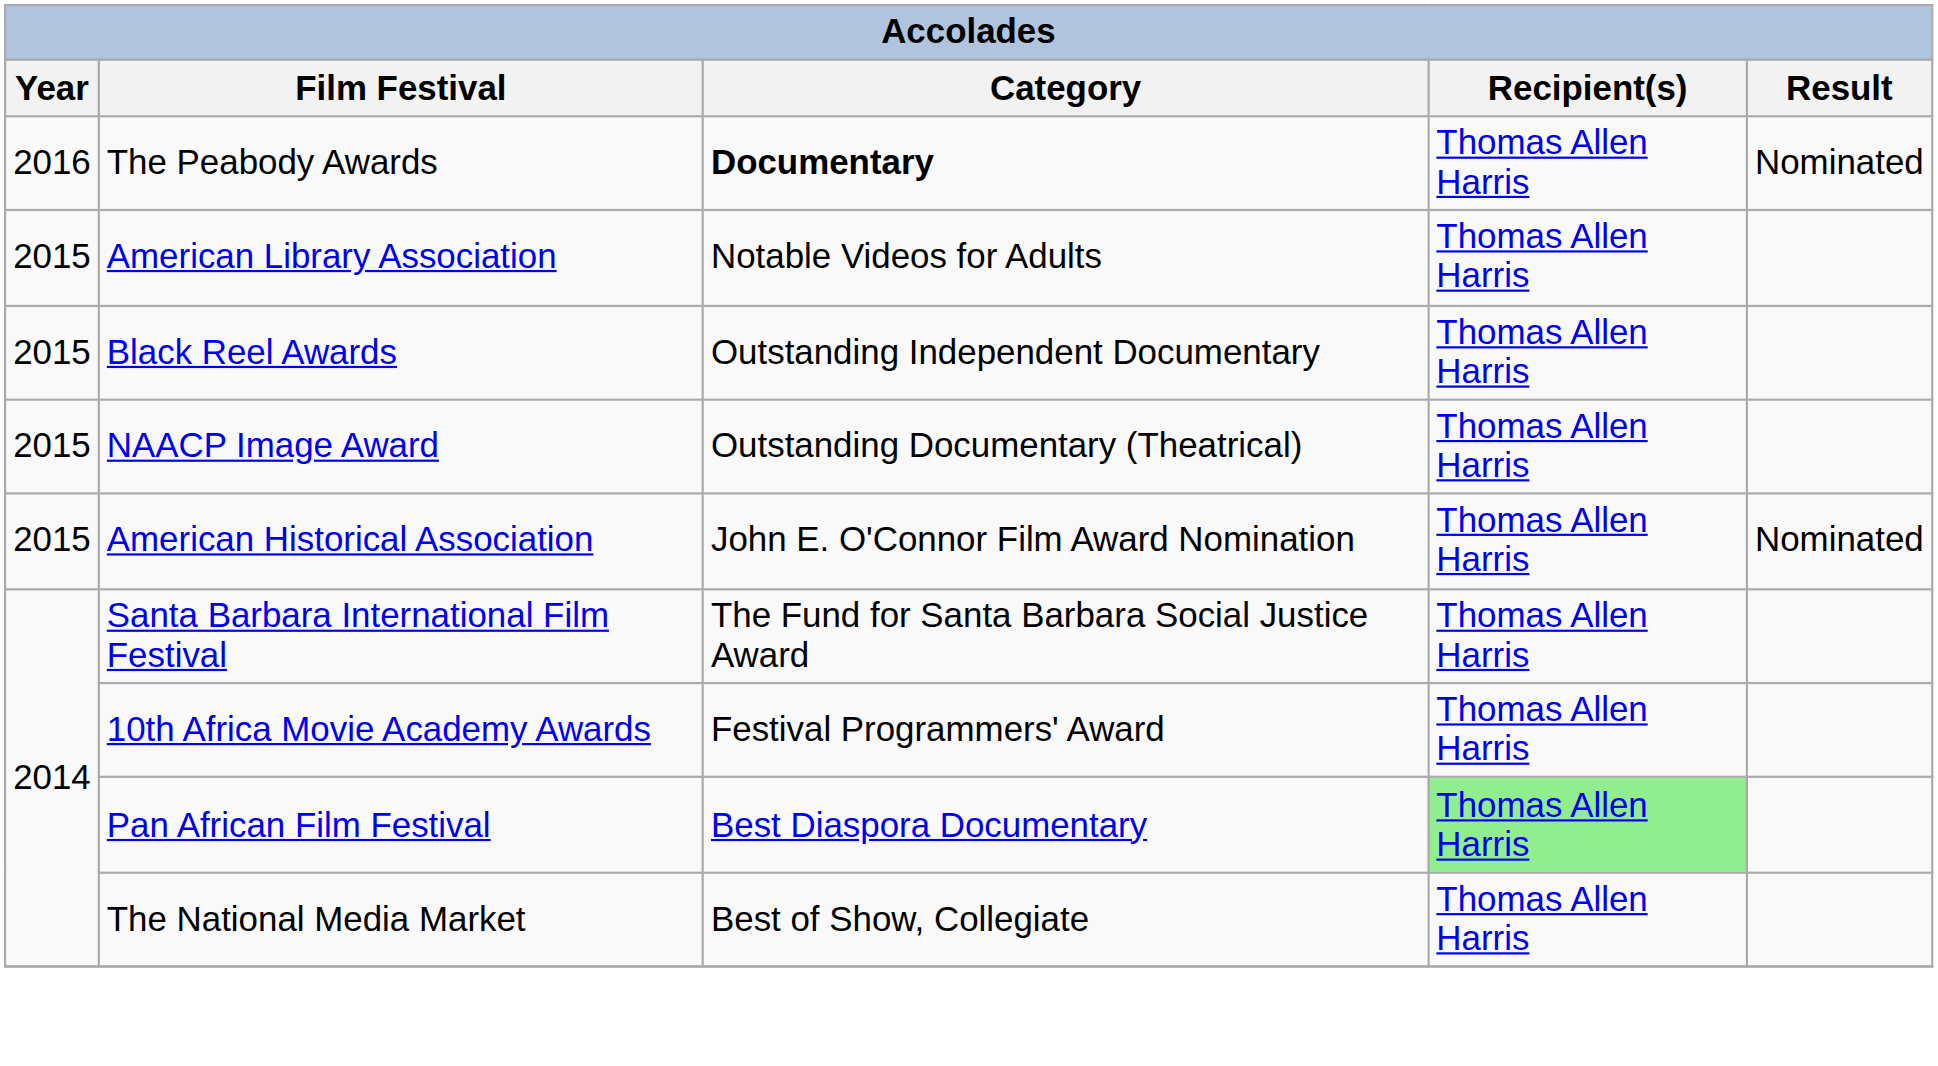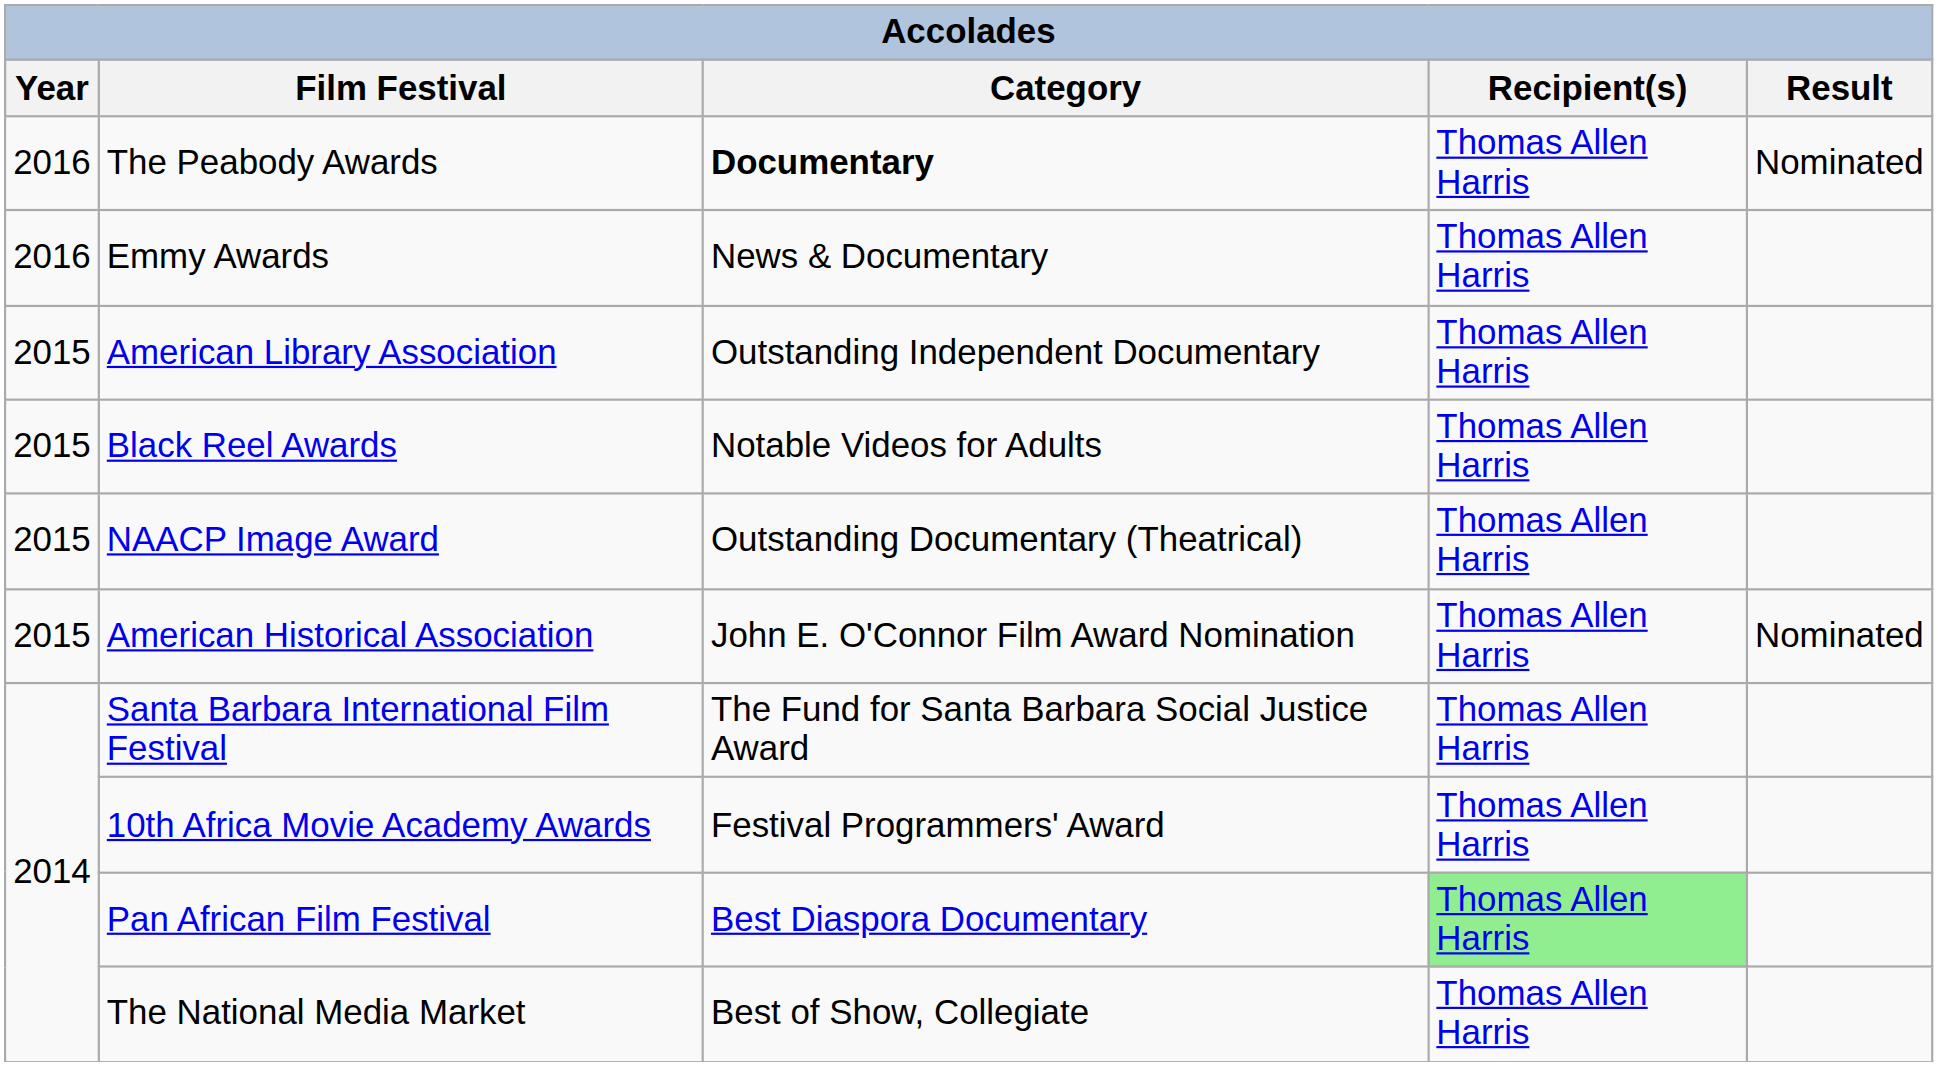+ row: (218, 256)
(906, 256) Notable Videos for Adults -> (1015, 351) Outstanding Independent Documentary
(1015, 351) Outstanding Independent Documentary -> (906, 446) Notable Videos for Adults
